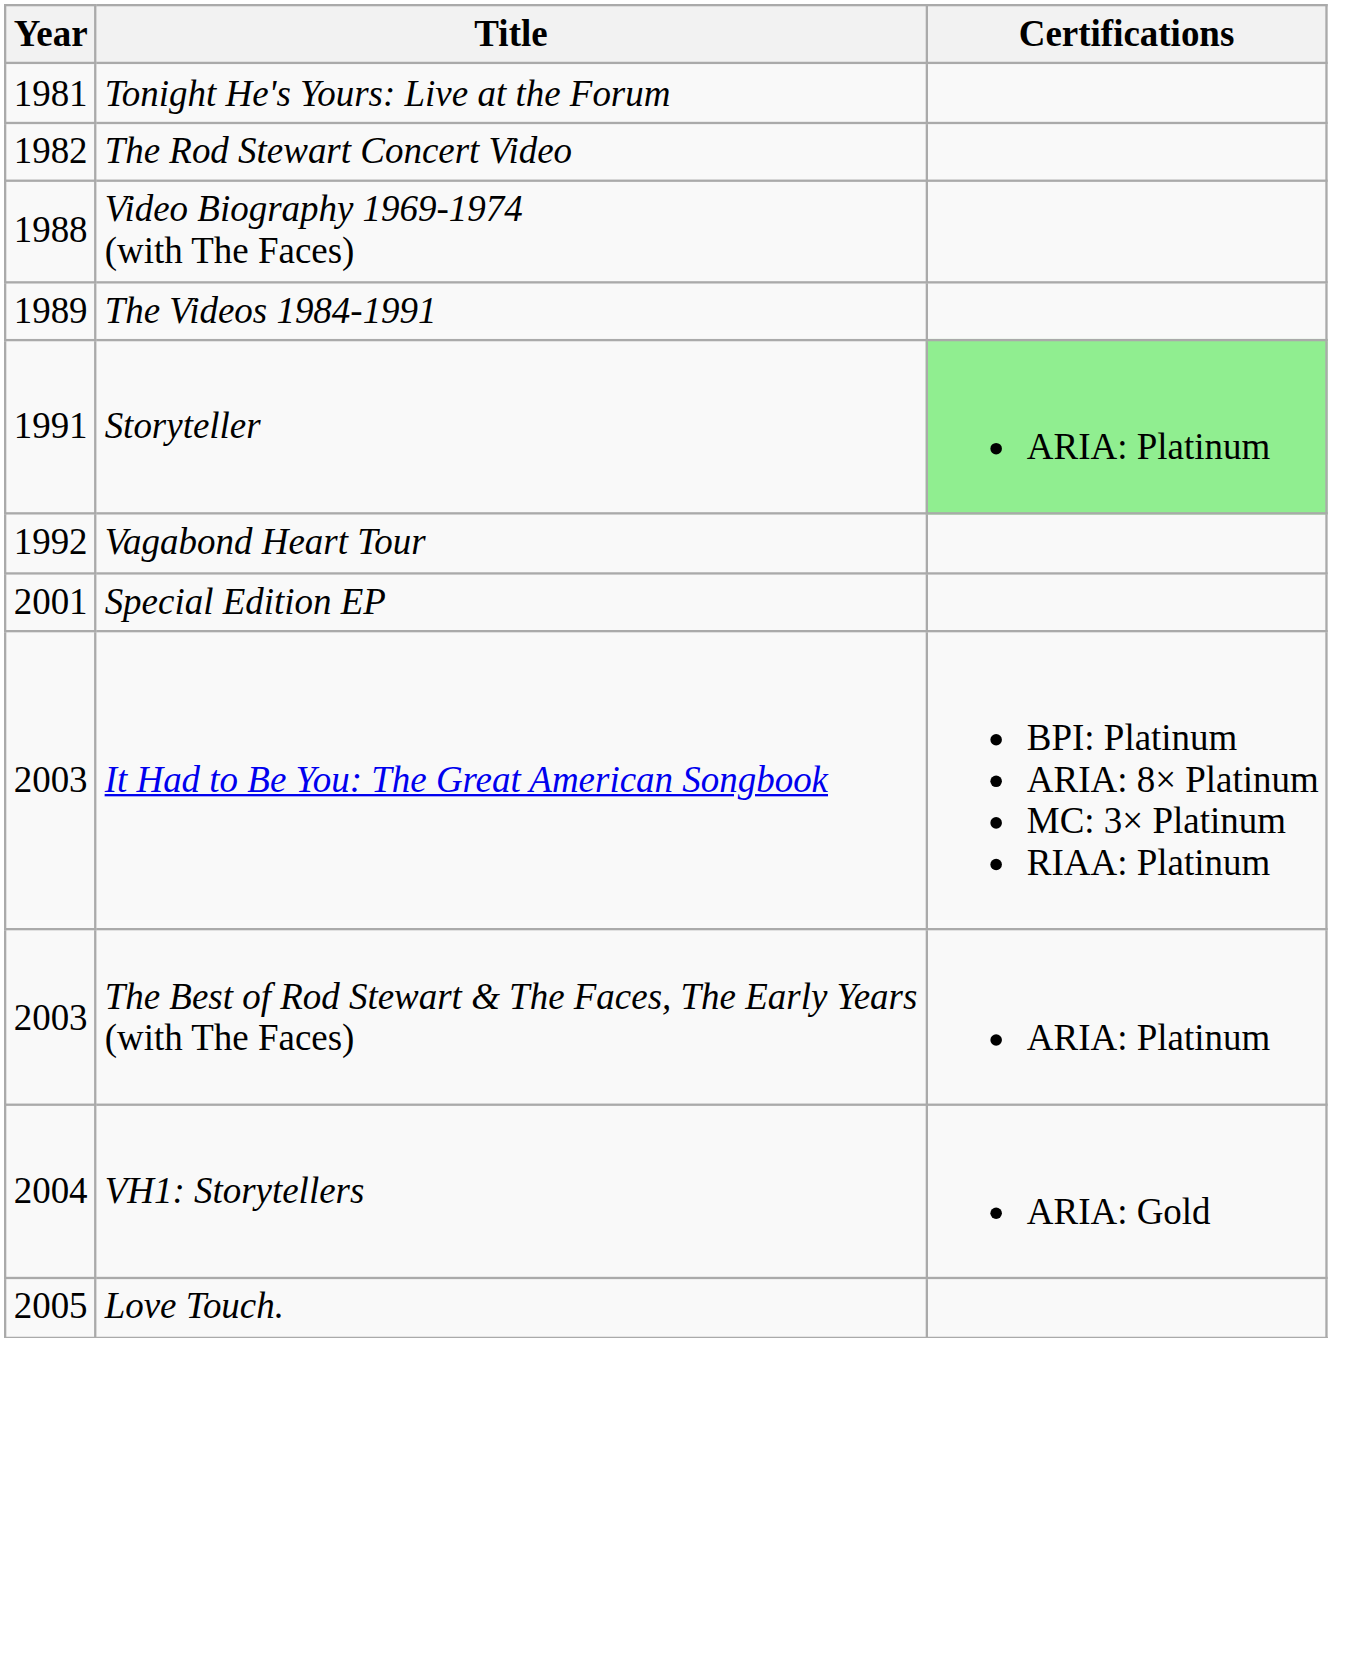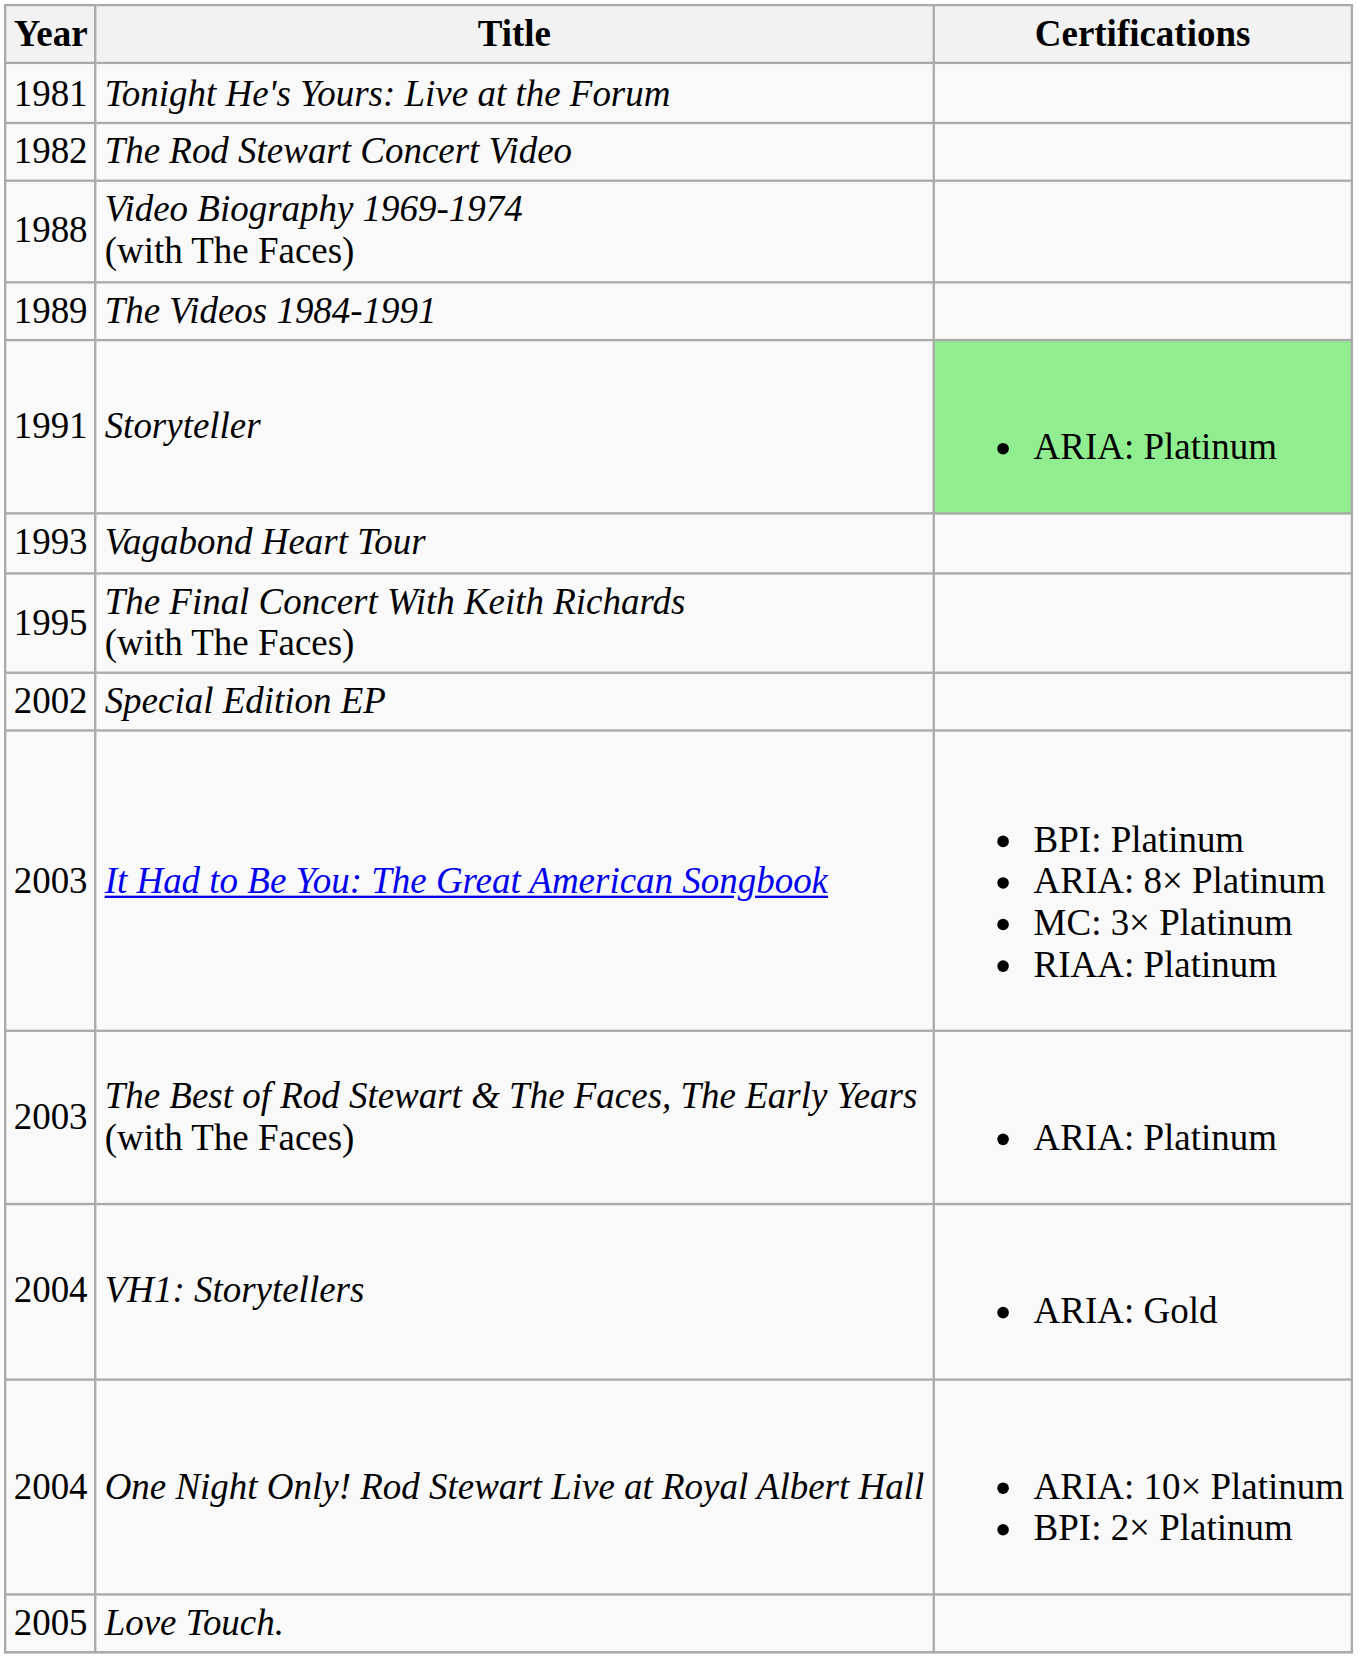(51, 542) 1992 -> (51, 542) 1993
+ row: (395, 621)
(51, 601) 2001 -> (51, 701) 2002
+ row: (514, 1485)
